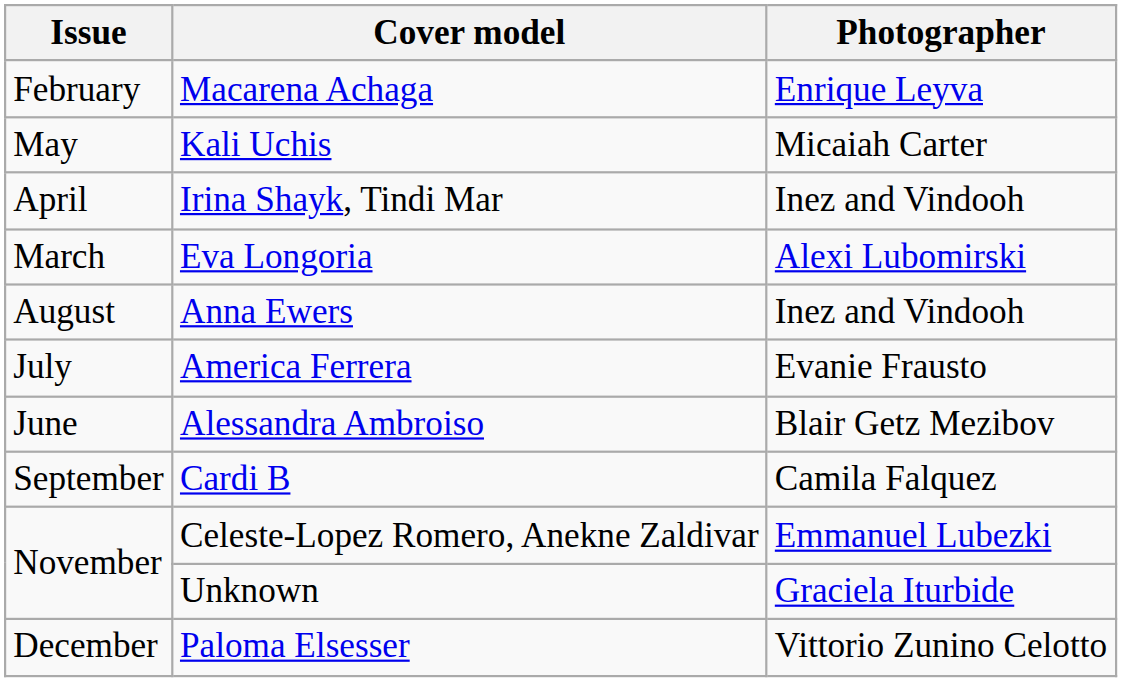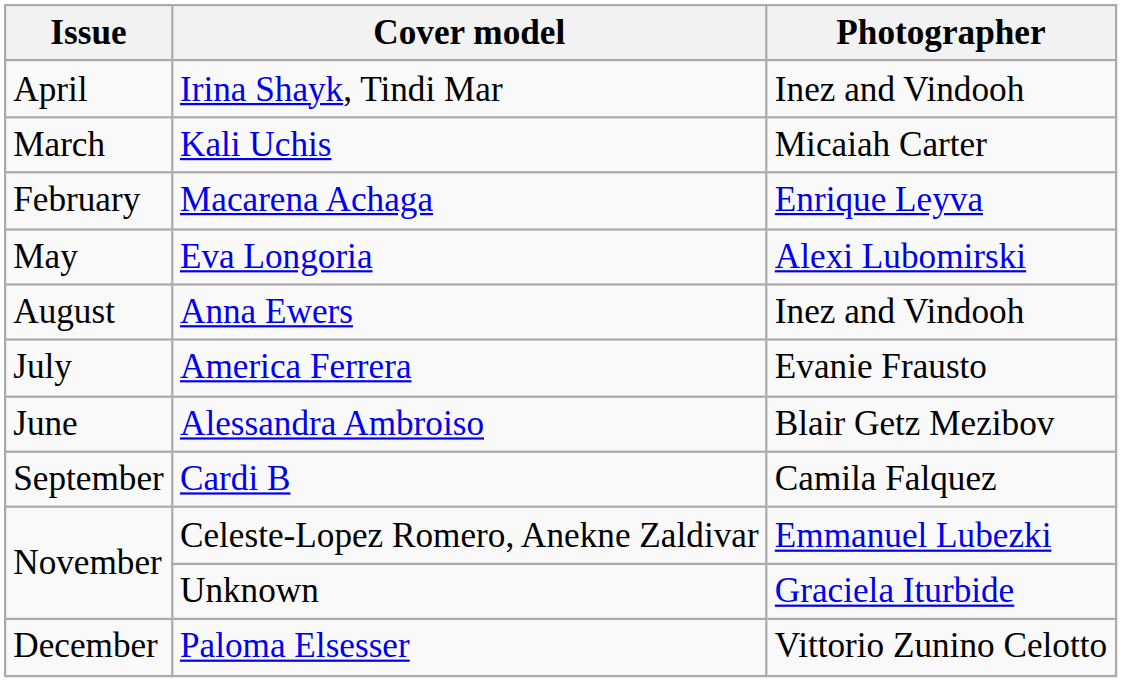rows swapped: (307, 88) <-> (341, 199)
(45, 144) May -> (59, 144) March
(59, 255) March -> (45, 255) May
